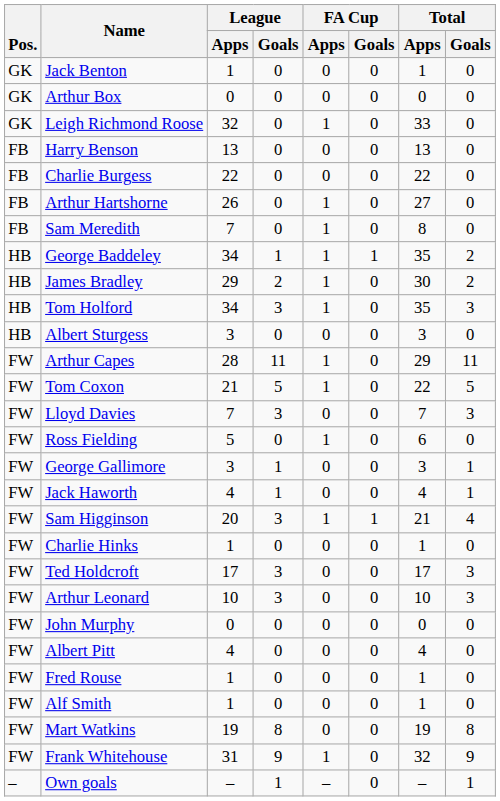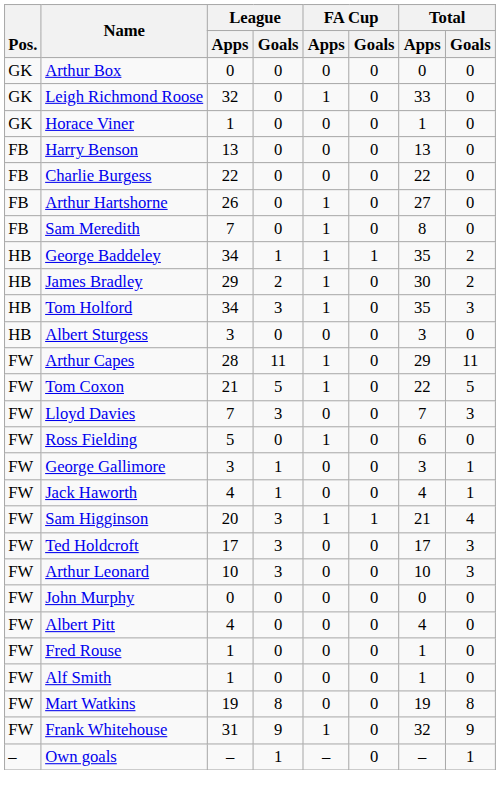- row: (86, 70)
+ row: (90, 123)
- row: (92, 545)
